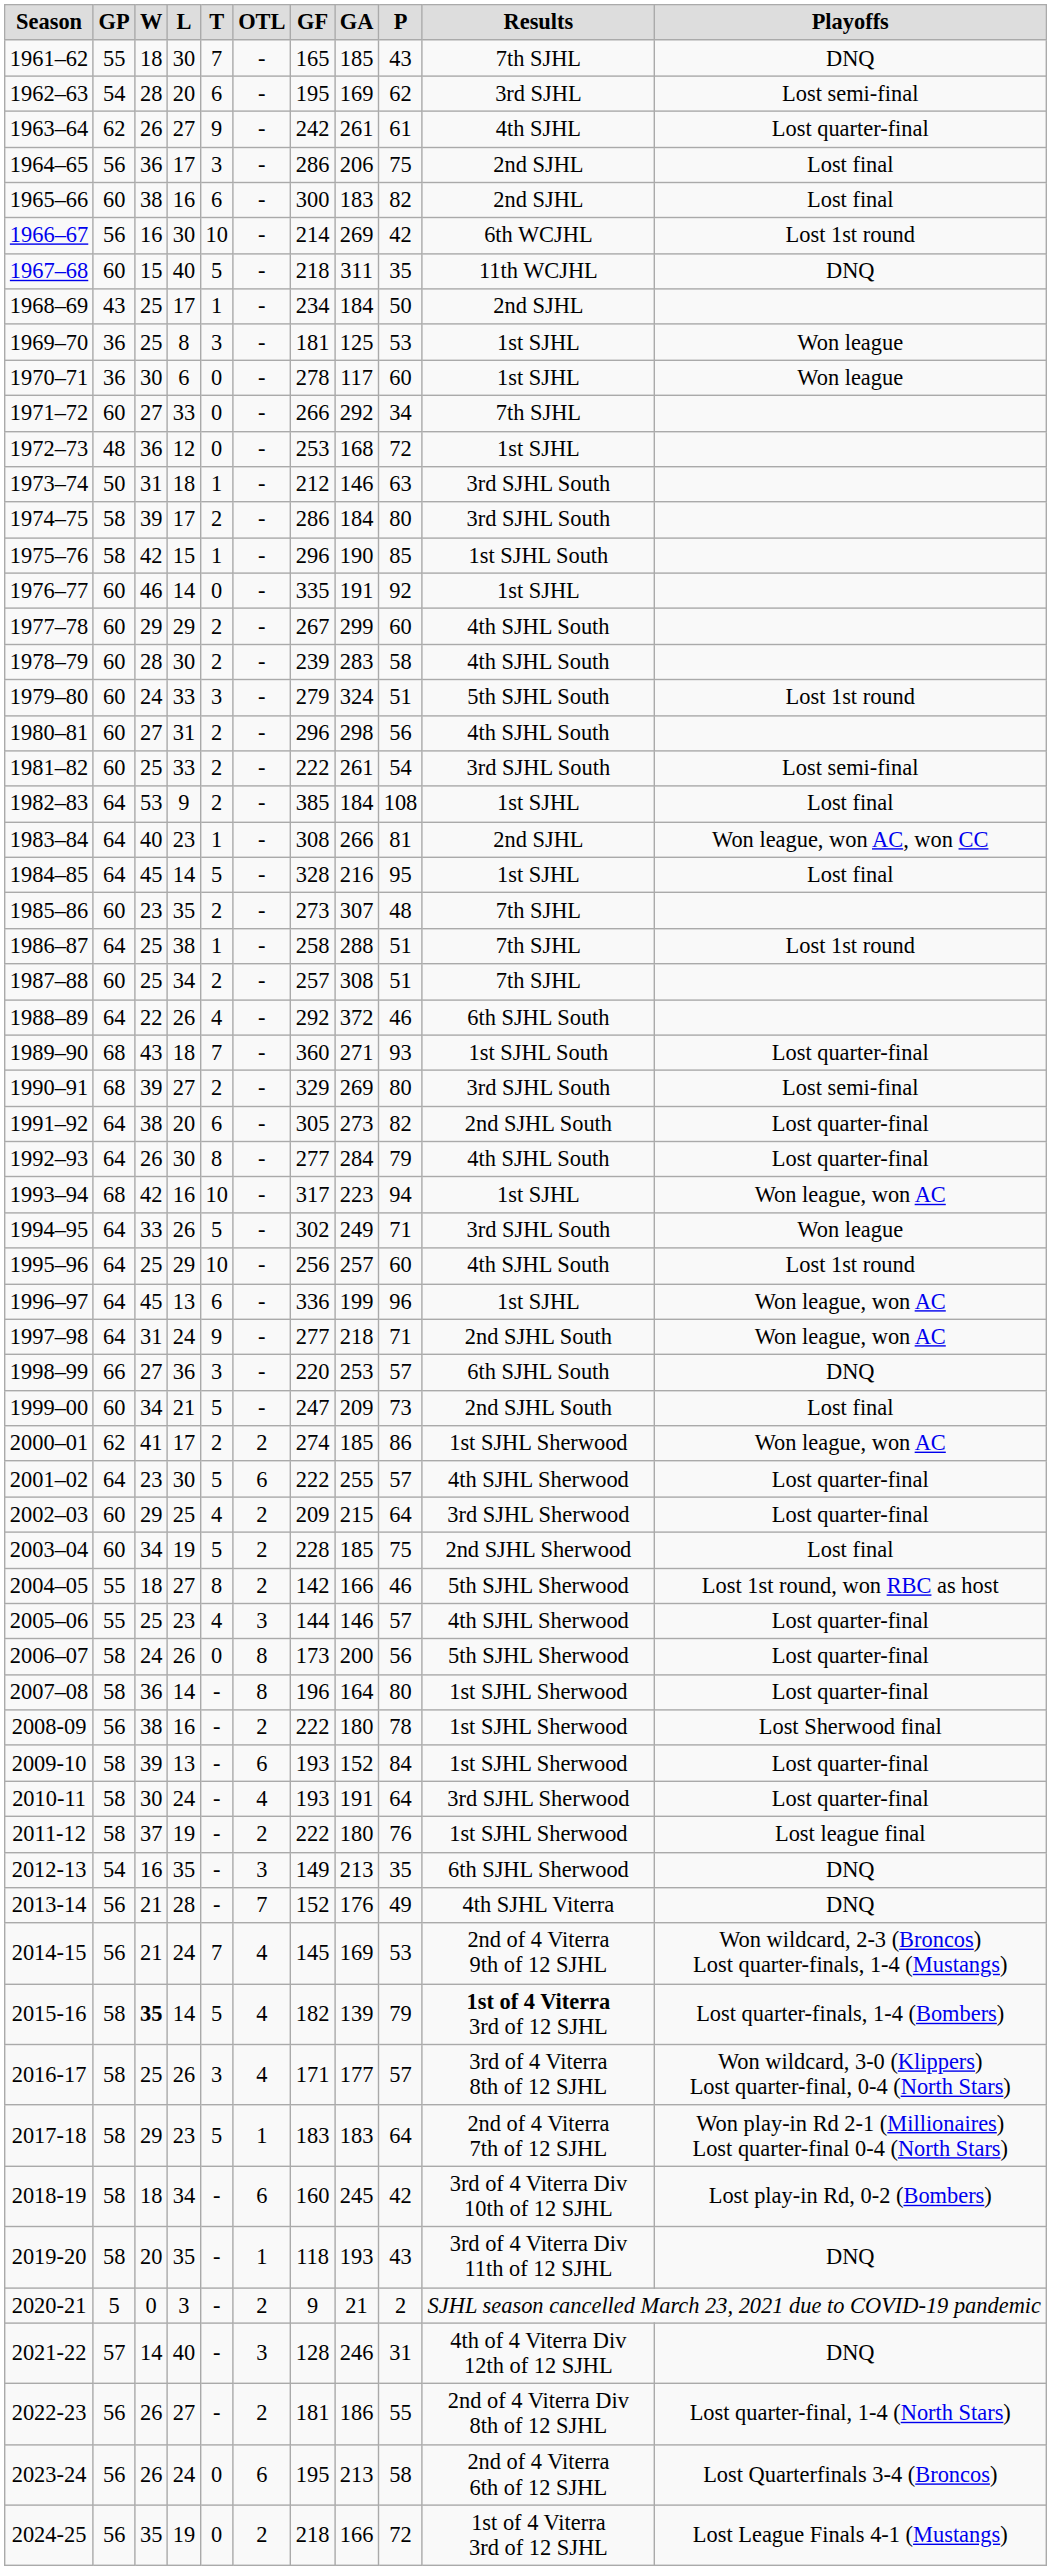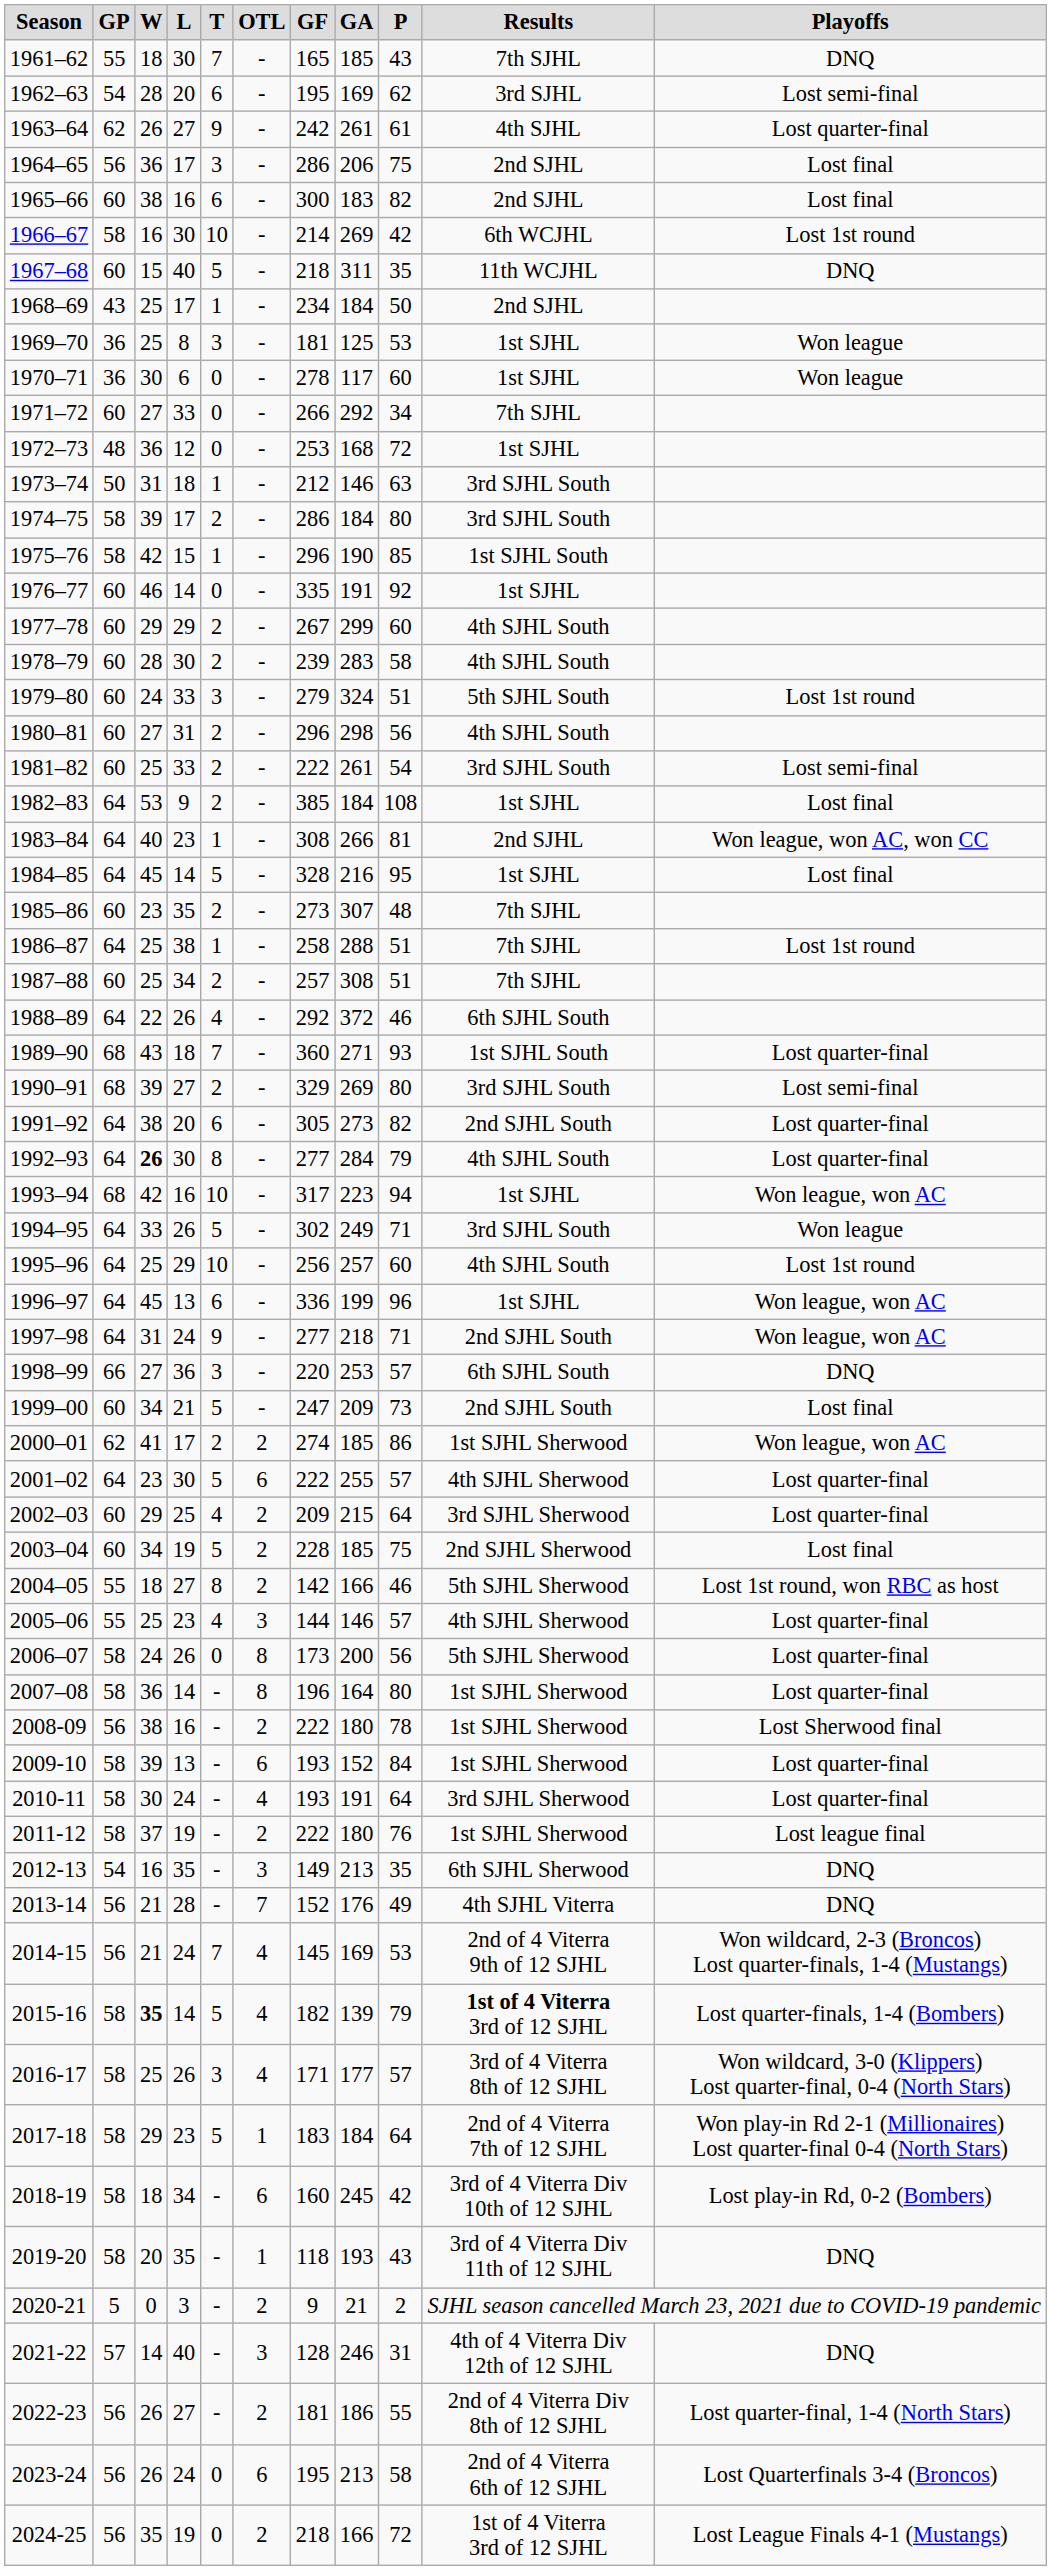(114, 235) 56 -> (114, 235) 58
(151, 1159) normal -> (151, 1159) bold
(357, 2135) 183 -> (357, 2135) 184
